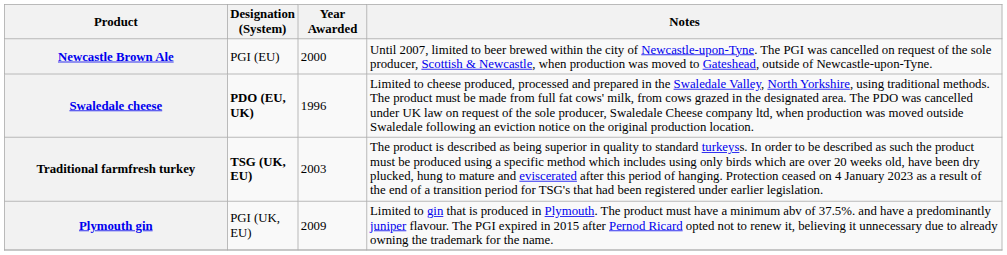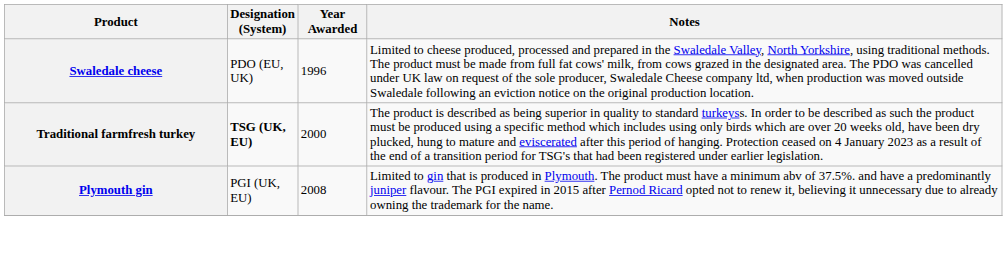- row: (116, 56)
(258, 105) bold -> (257, 70) normal
(314, 169) 2003 -> (314, 134) 2000
(314, 225) 2009 -> (314, 190) 2008
